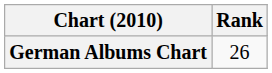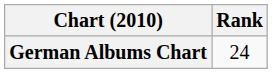(240, 52) 26 -> (240, 52) 24
